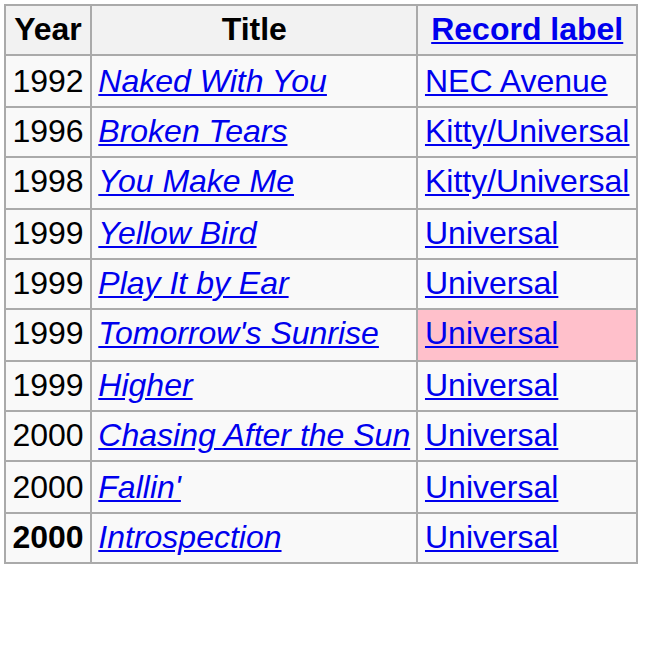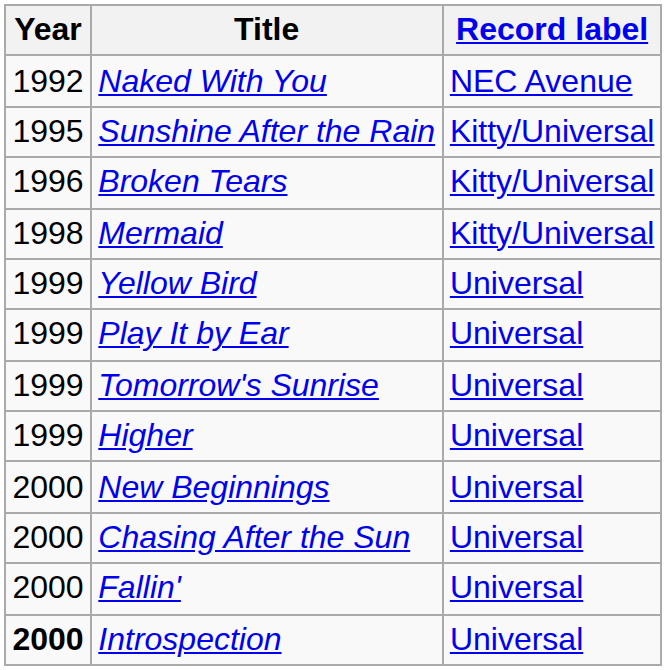+ row: (267, 131)
+ row: (161, 232)
- row: (196, 182)
(492, 334) pink background -> (517, 385) no background
+ row: (214, 486)
